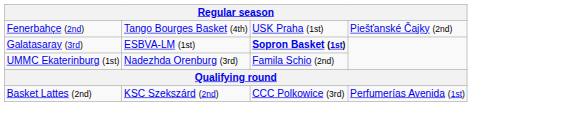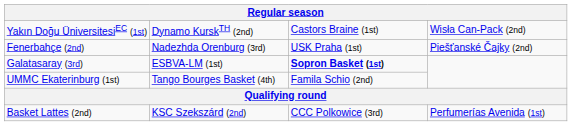+ row: (77, 30)
(186, 28) Tango Bourges Basket (4th) -> (209, 47) Nadezhda Orenburg (3rd)
(181, 61) Nadezhda Orenburg (3rd) -> (213, 80) Tango Bourges Basket (4th)
